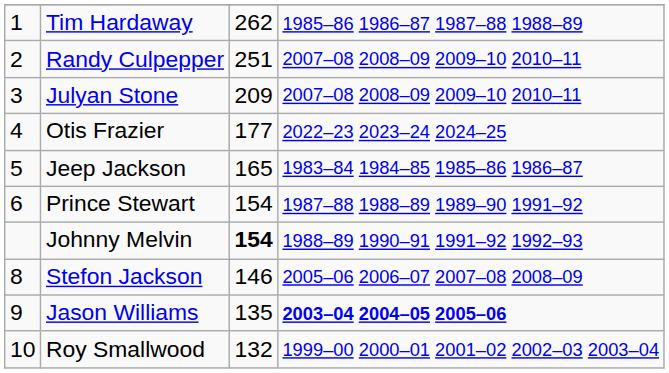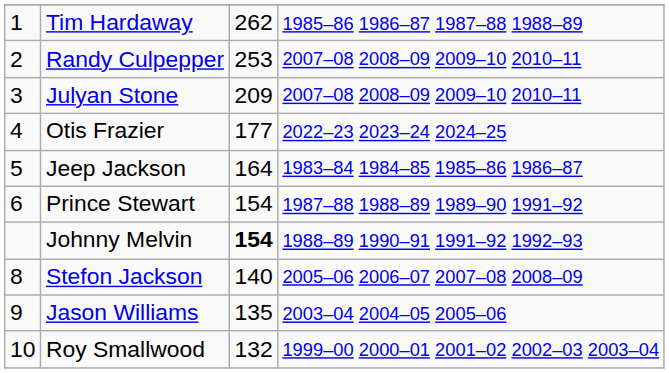(254, 58) 251 -> (254, 58) 253
(254, 167) 165 -> (254, 167) 164
(254, 276) 146 -> (254, 276) 140
(394, 313) bold -> (394, 313) normal
